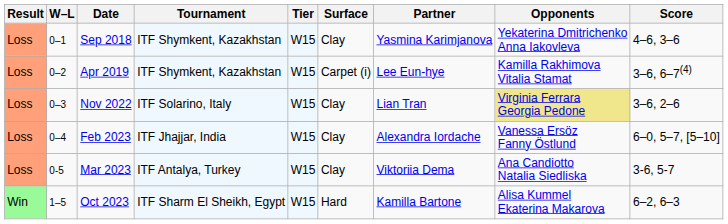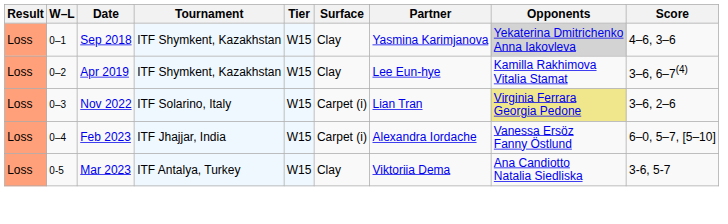(563, 39) no background -> (559, 39) lightgrey background
(346, 72) Carpet (i) -> (329, 72) Clay
(333, 104) Clay -> (342, 104) Carpet (i)
(333, 137) Clay -> (342, 137) Carpet (i)
- row: (105, 202)
